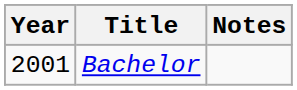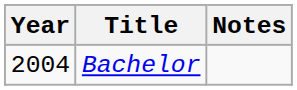(40, 65) 2001 -> (40, 65) 2004
